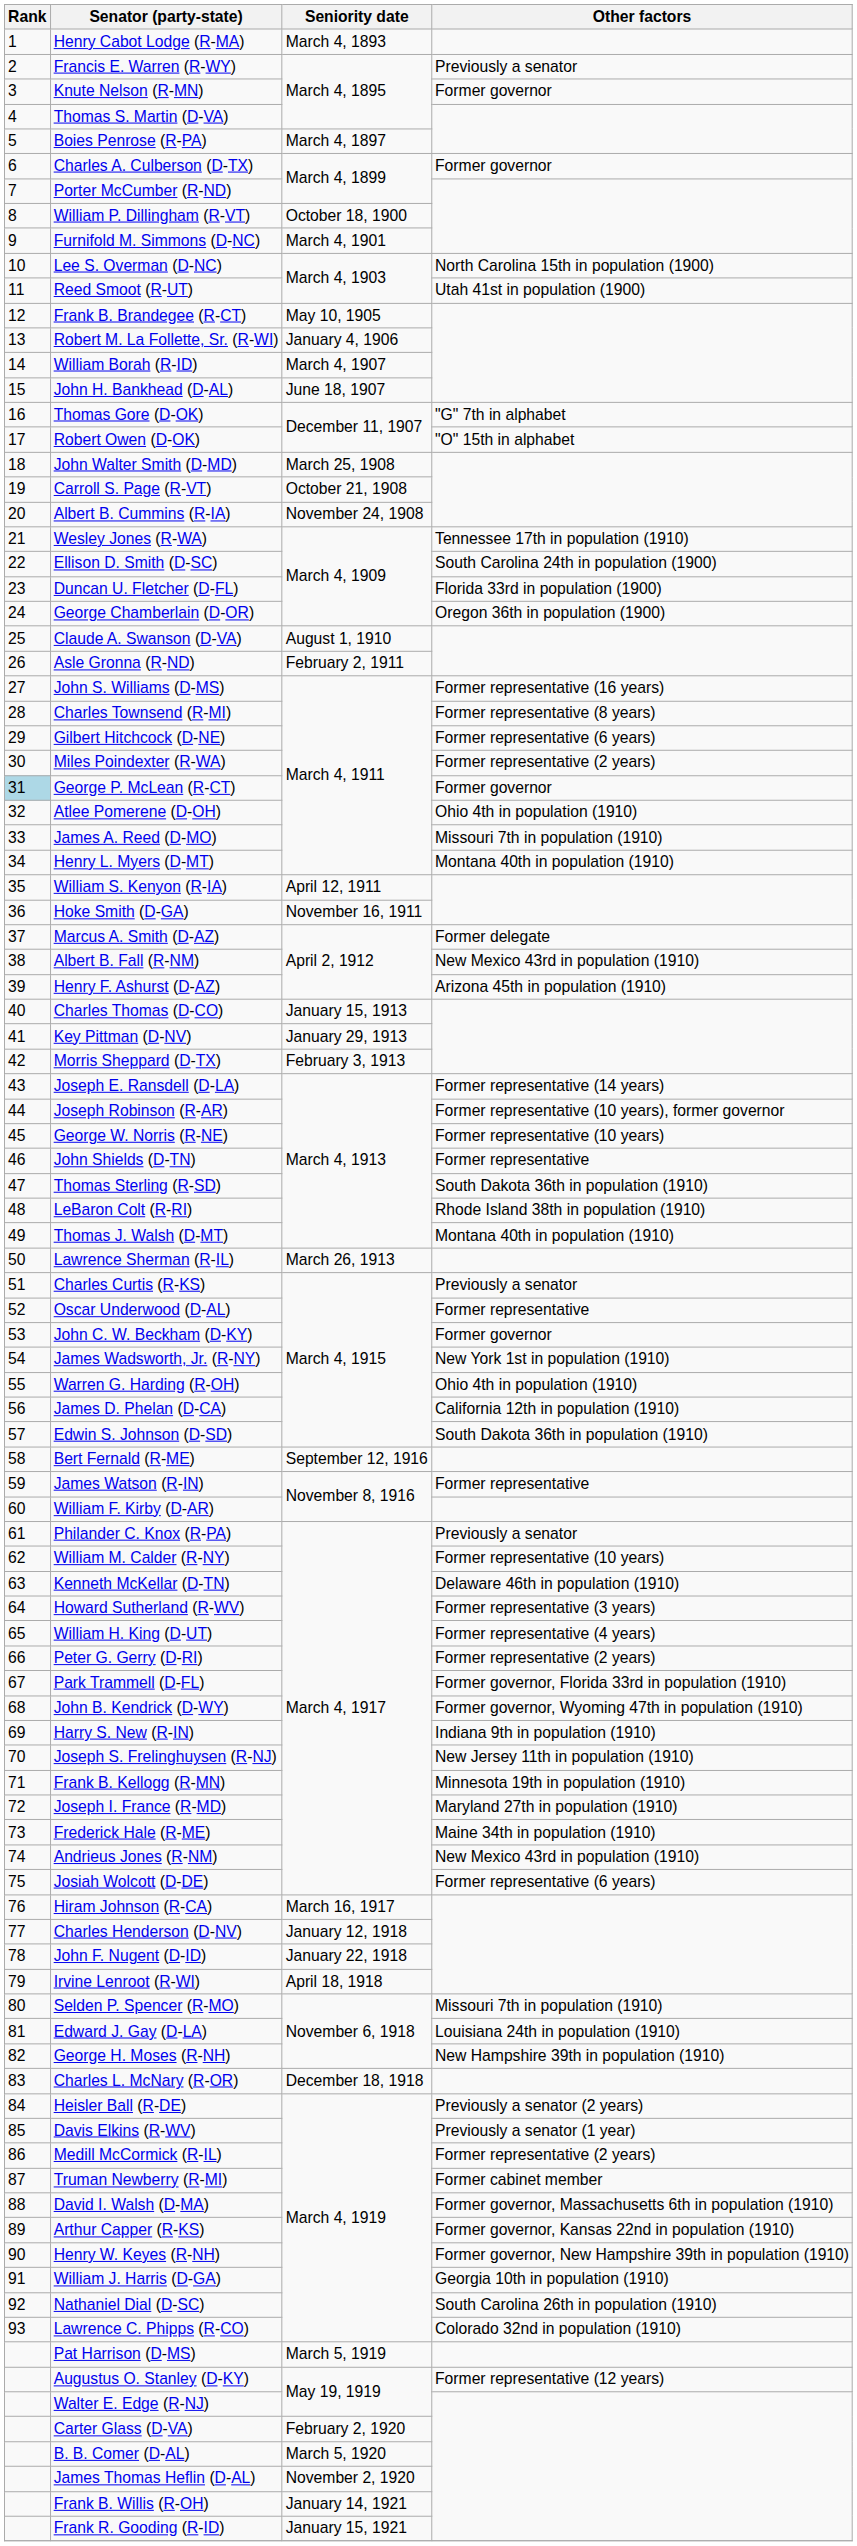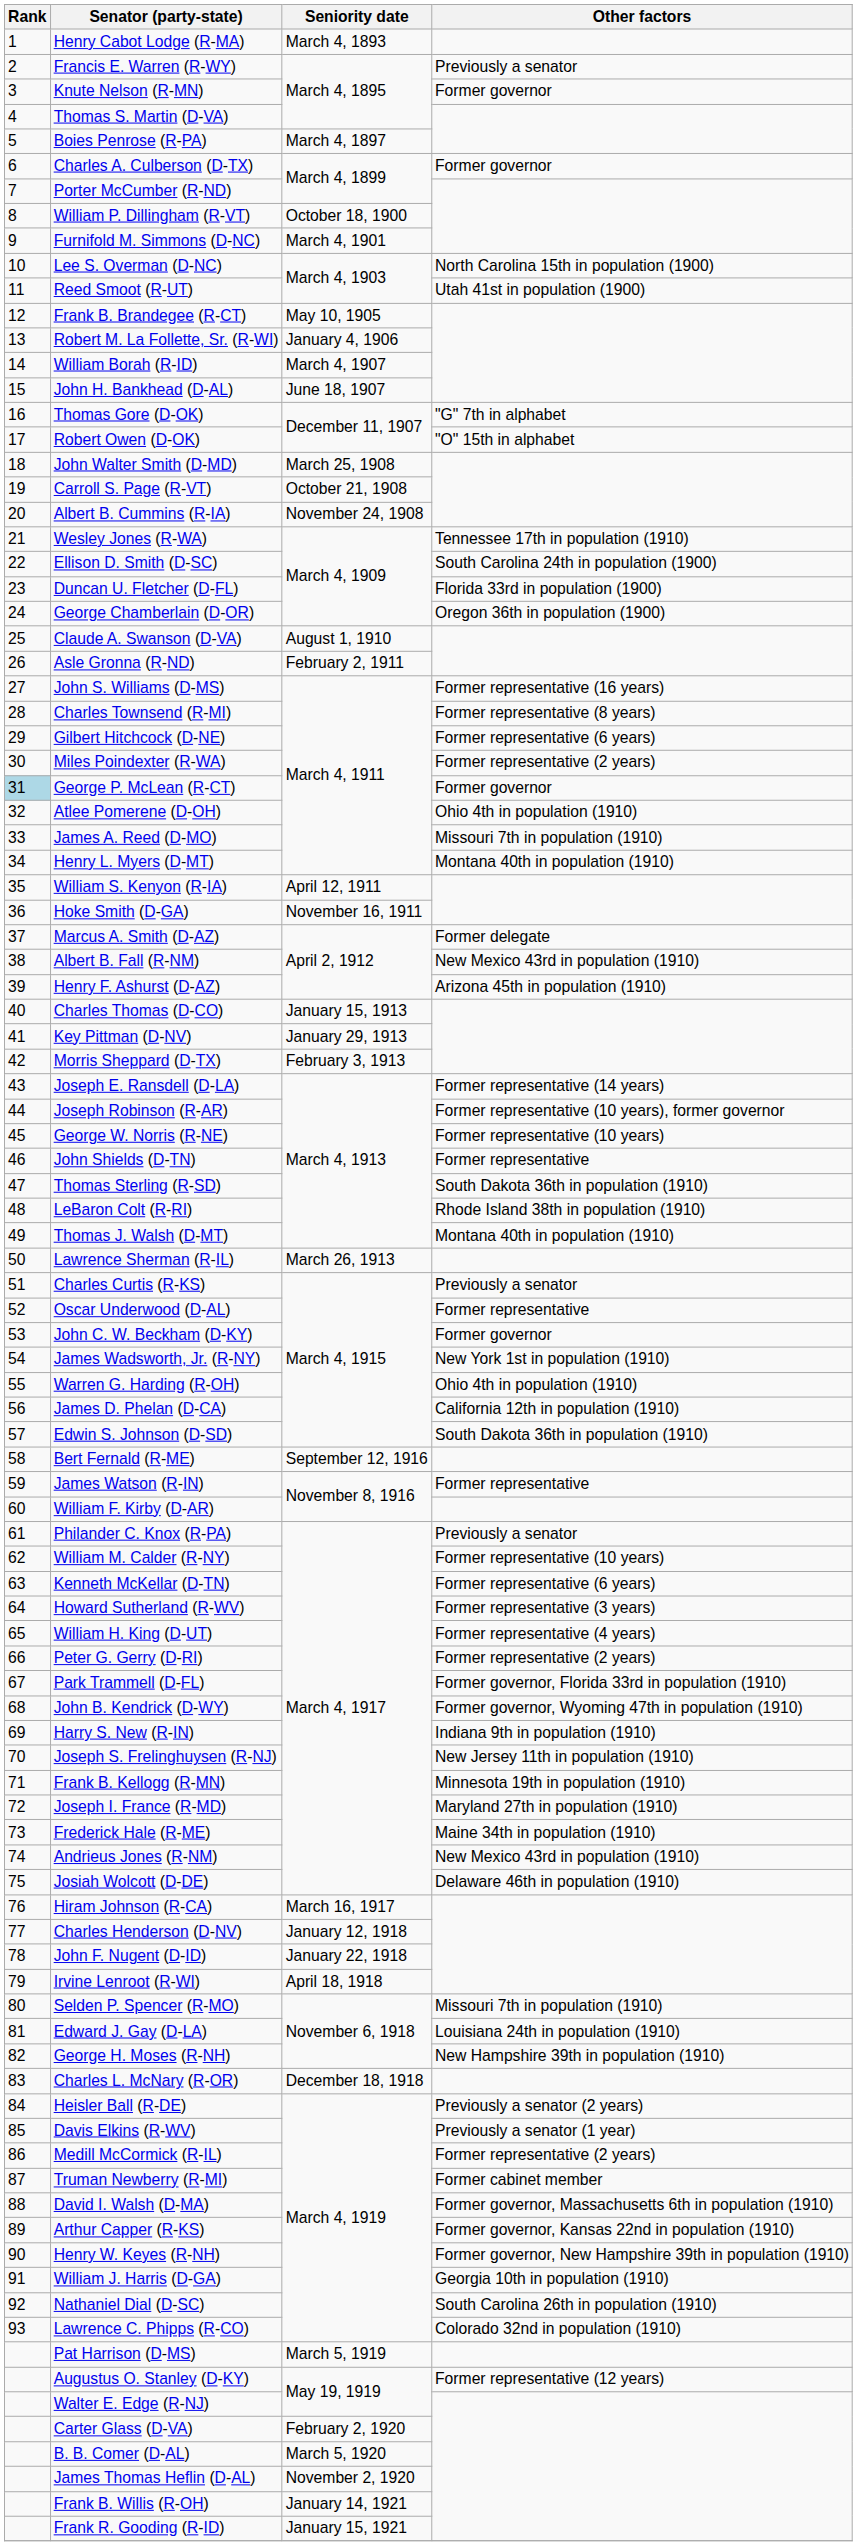(557, 1583) Delaware 46th in population (1910) -> (545, 1583) Former representative (6 years)
(545, 1881) Former representative (6 years) -> (557, 1881) Delaware 46th in population (1910)
